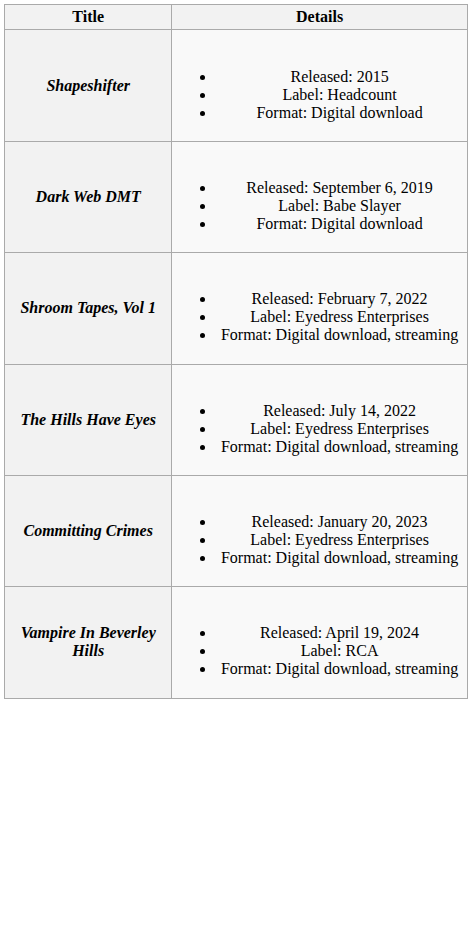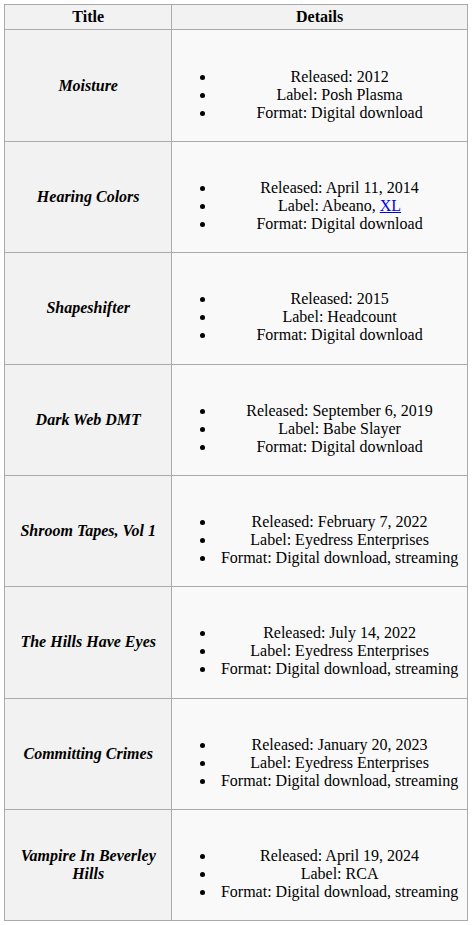+ row: (88, 85)
+ row: (88, 196)
